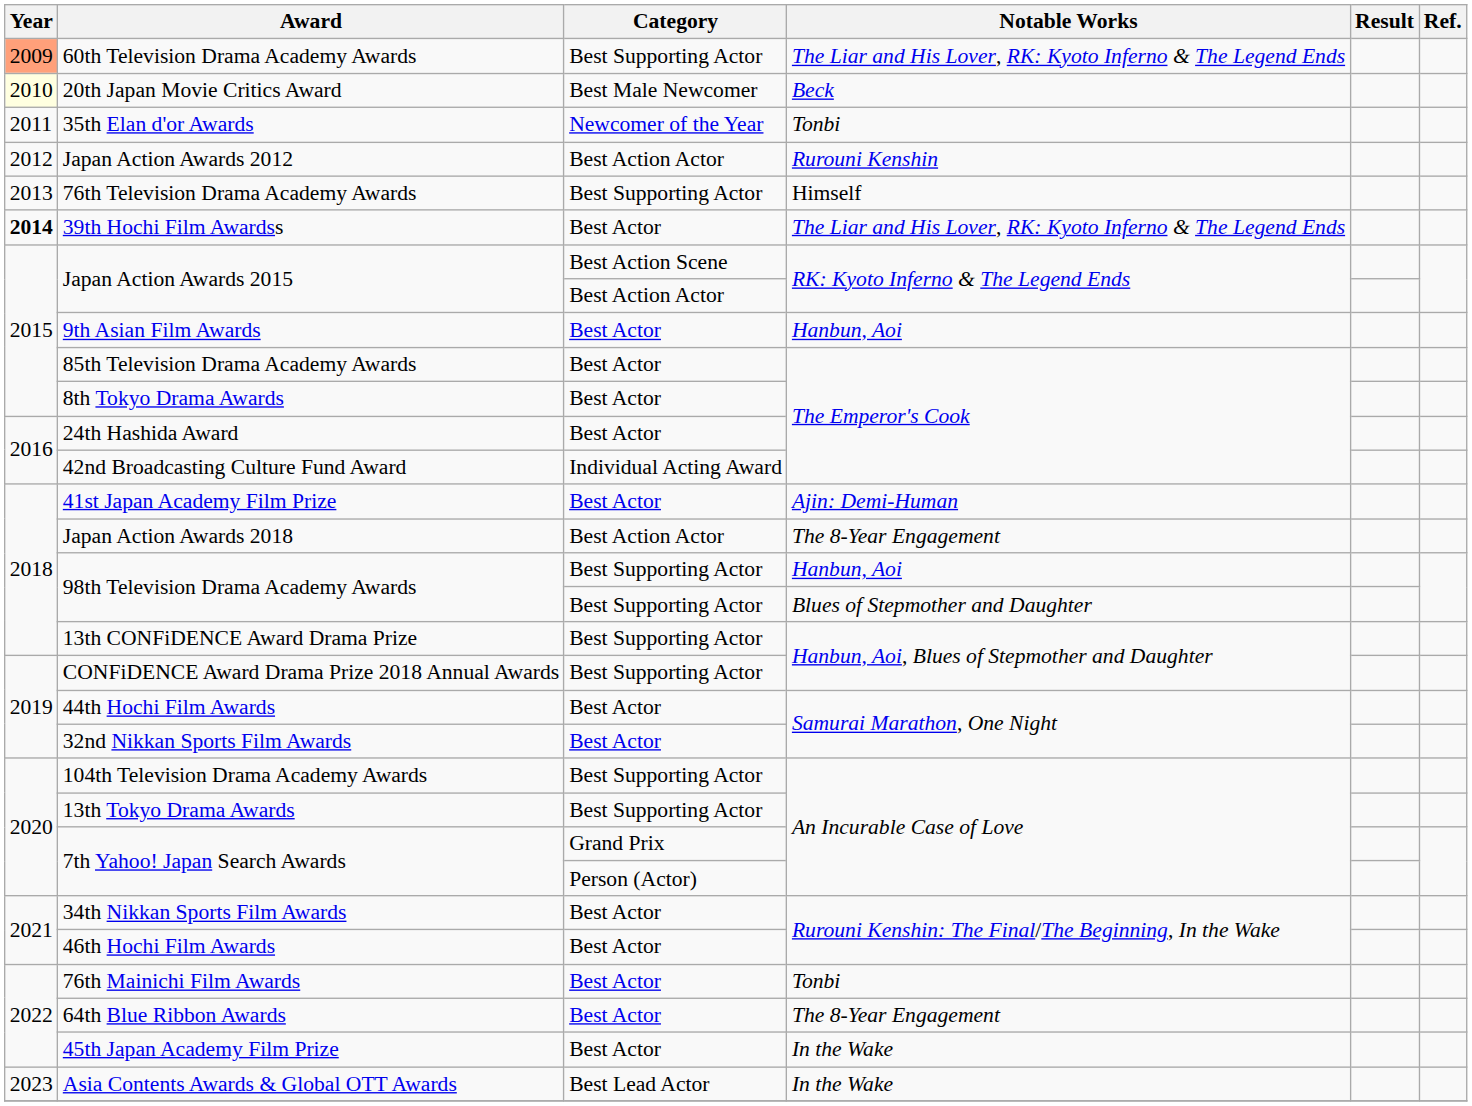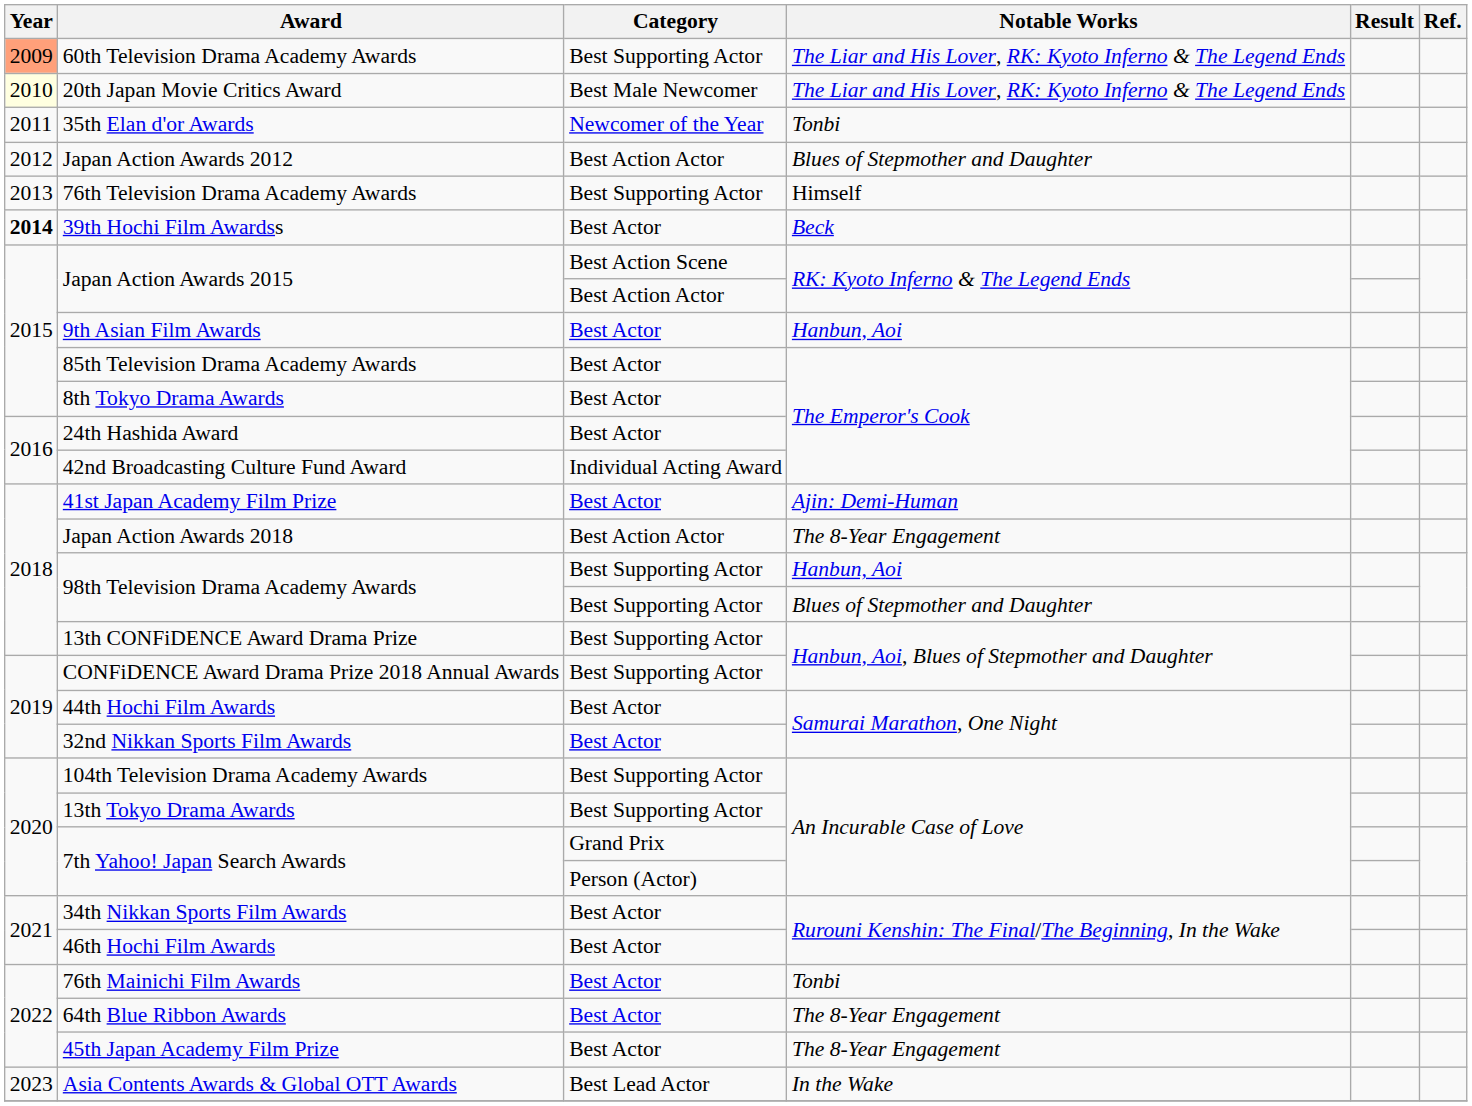(813, 90) Beck -> (1068, 90) The Liar and His Lover, RK: Kyoto Inferno & The Legend Ends
(865, 158) Rurouni Kenshin -> (942, 158) Blues of Stepmother and Daughter
(1068, 227) The Liar and His Lover, RK: Kyoto Inferno & The Legend Ends -> (813, 227) Beck
(842, 1049) In the Wake -> (896, 1049) The 8-Year Engagement
